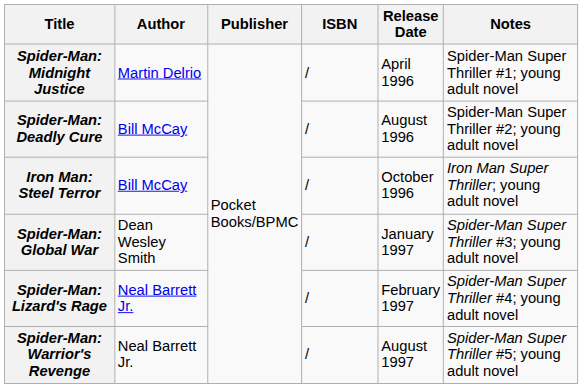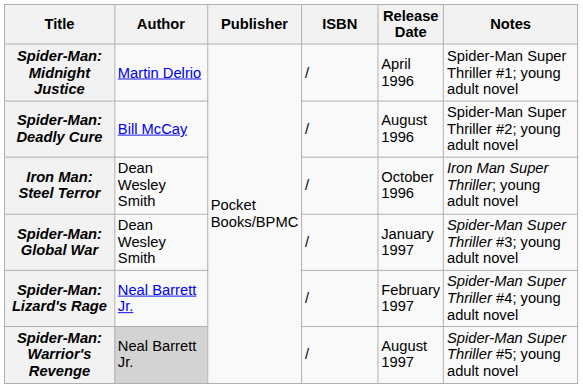(153, 185) Bill McCay -> (142, 185) Dean Wesley Smith
(157, 354) no background -> (157, 354) lightgrey background
